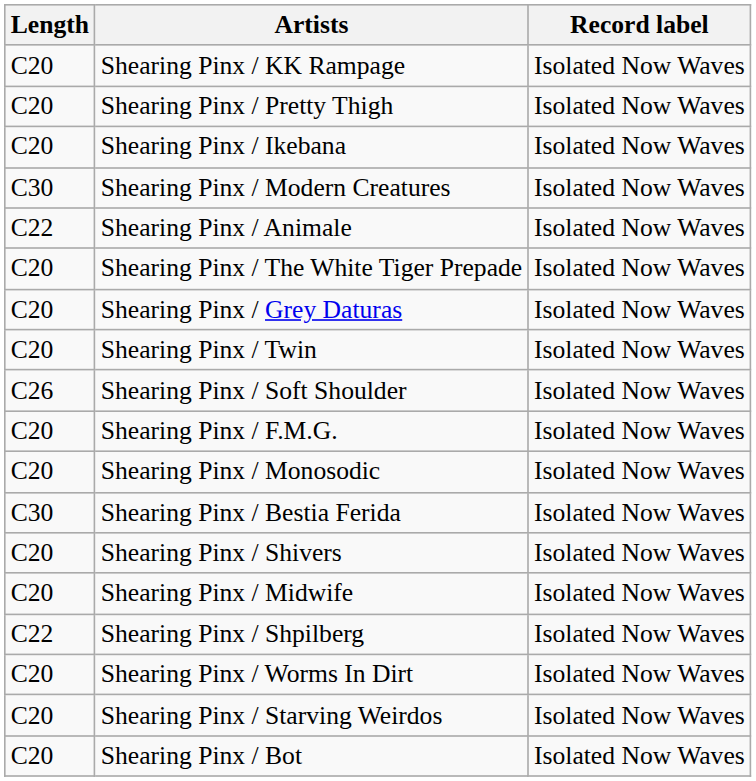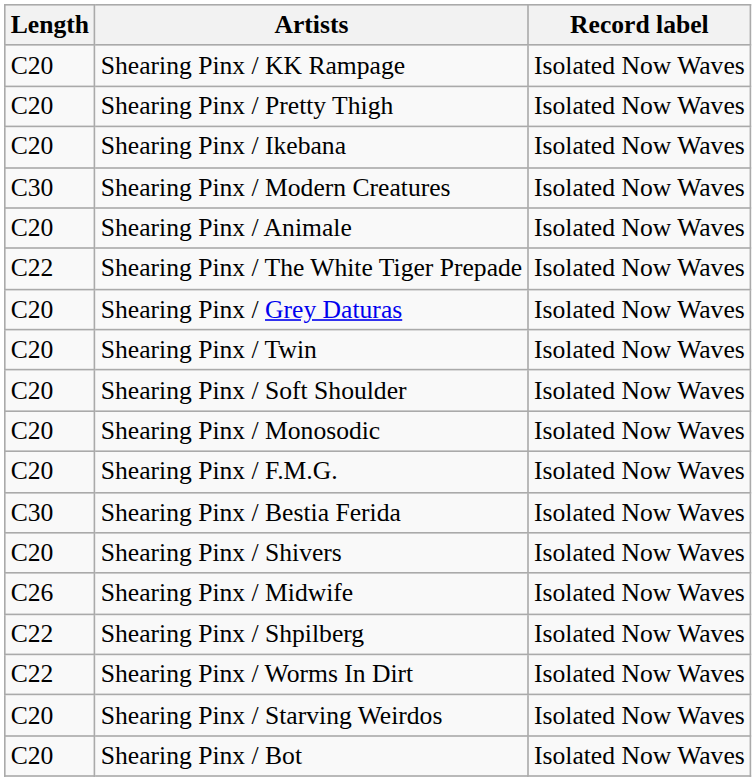(32, 227) C22 -> (32, 227) C20
(32, 268) C20 -> (32, 268) C22
(32, 390) C26 -> (32, 390) C20
rows swapped: (219, 430) <-> (240, 471)
(32, 593) C20 -> (32, 593) C26
(32, 674) C20 -> (32, 674) C22
